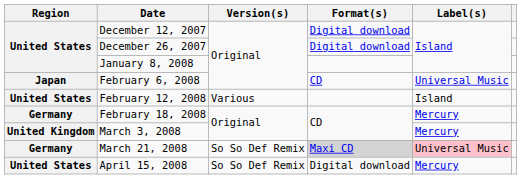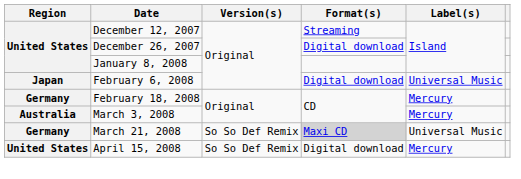(360, 30) Digital download -> (332, 30) Streaming
(316, 81) CD -> (354, 81) Digital download
- row: (153, 98)
(51, 132) United Kingdom -> (48, 115) Australia
(462, 148) pink background -> (456, 132) no background
